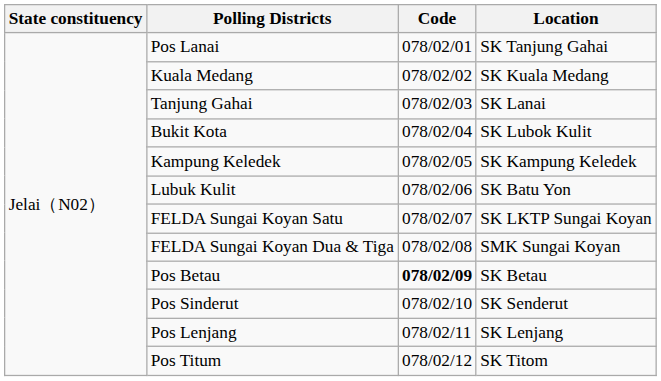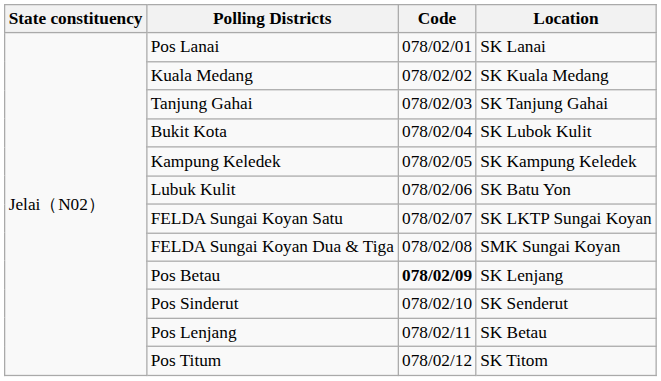(544, 46) SK Tanjung Gahai -> (513, 46) SK Lanai
(513, 103) SK Lanai -> (544, 103) SK Tanjung Gahai
(514, 274) SK Betau -> (522, 274) SK Lenjang
(522, 331) SK Lenjang -> (514, 331) SK Betau
